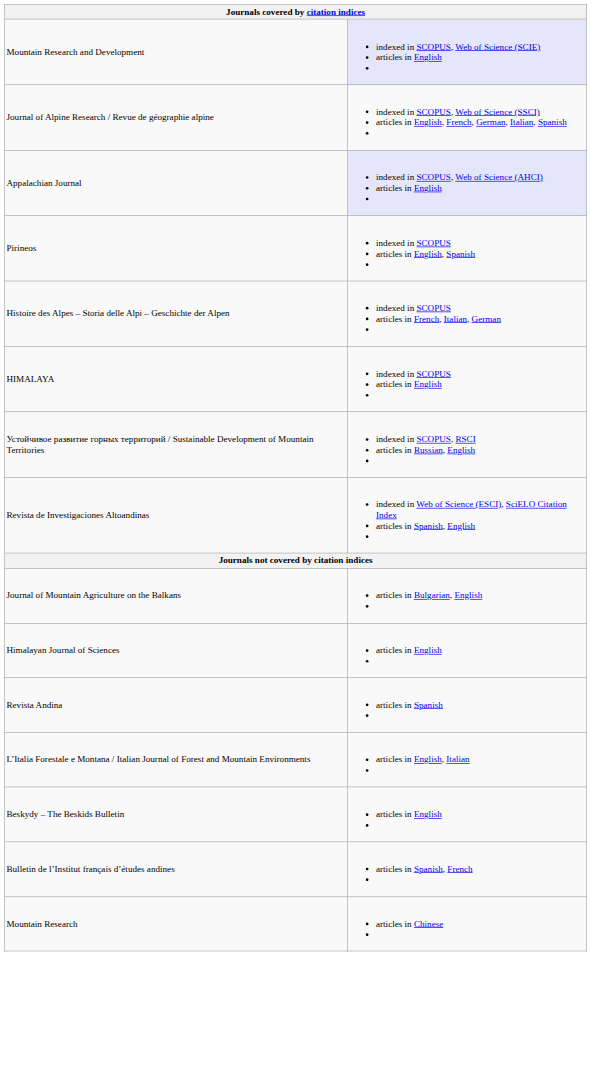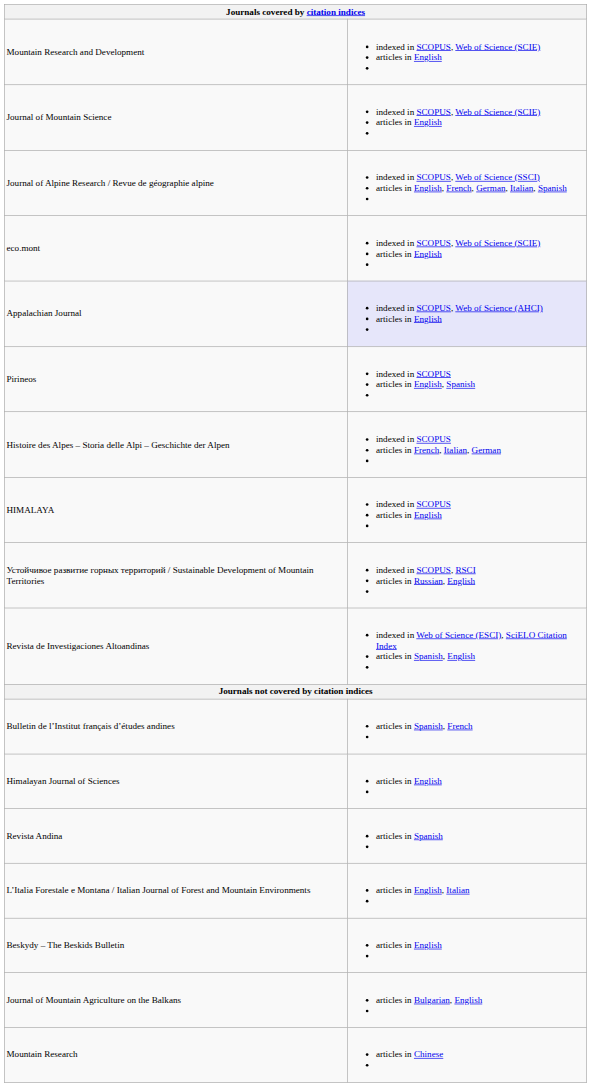(467, 57) lavender background -> (467, 57) no background
+ row: (59, 117)
+ row: (23, 248)
rows swapped: (91, 868) <-> (94, 595)
